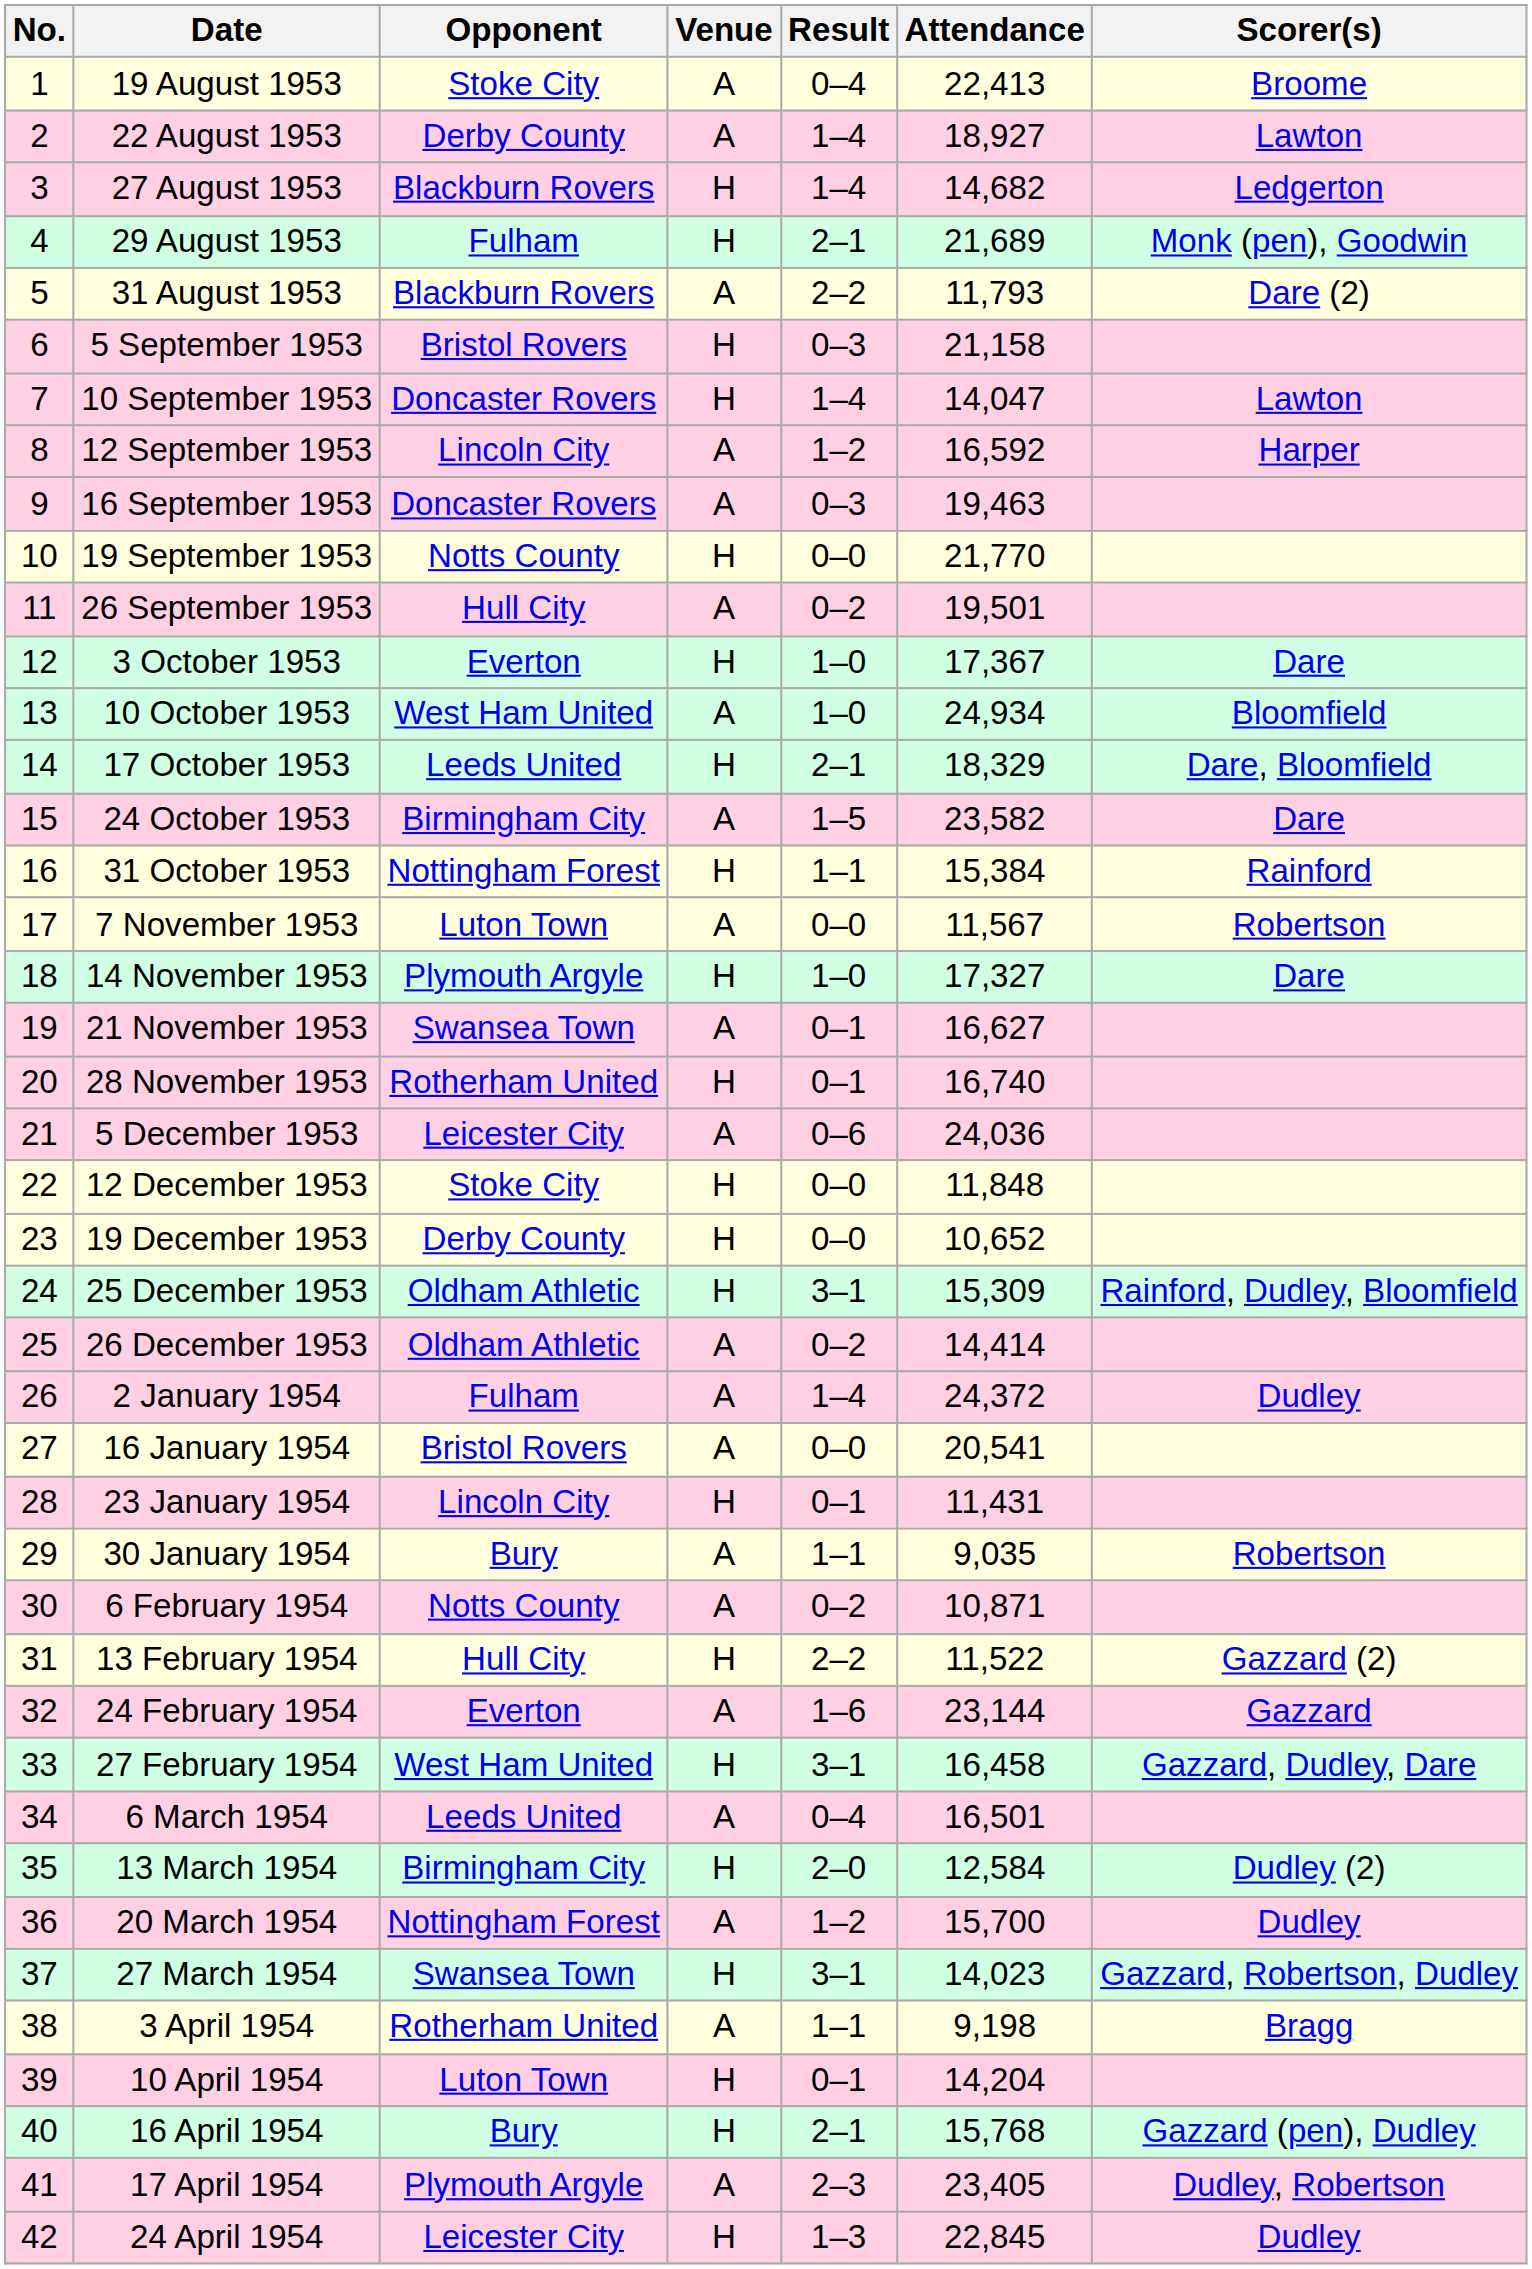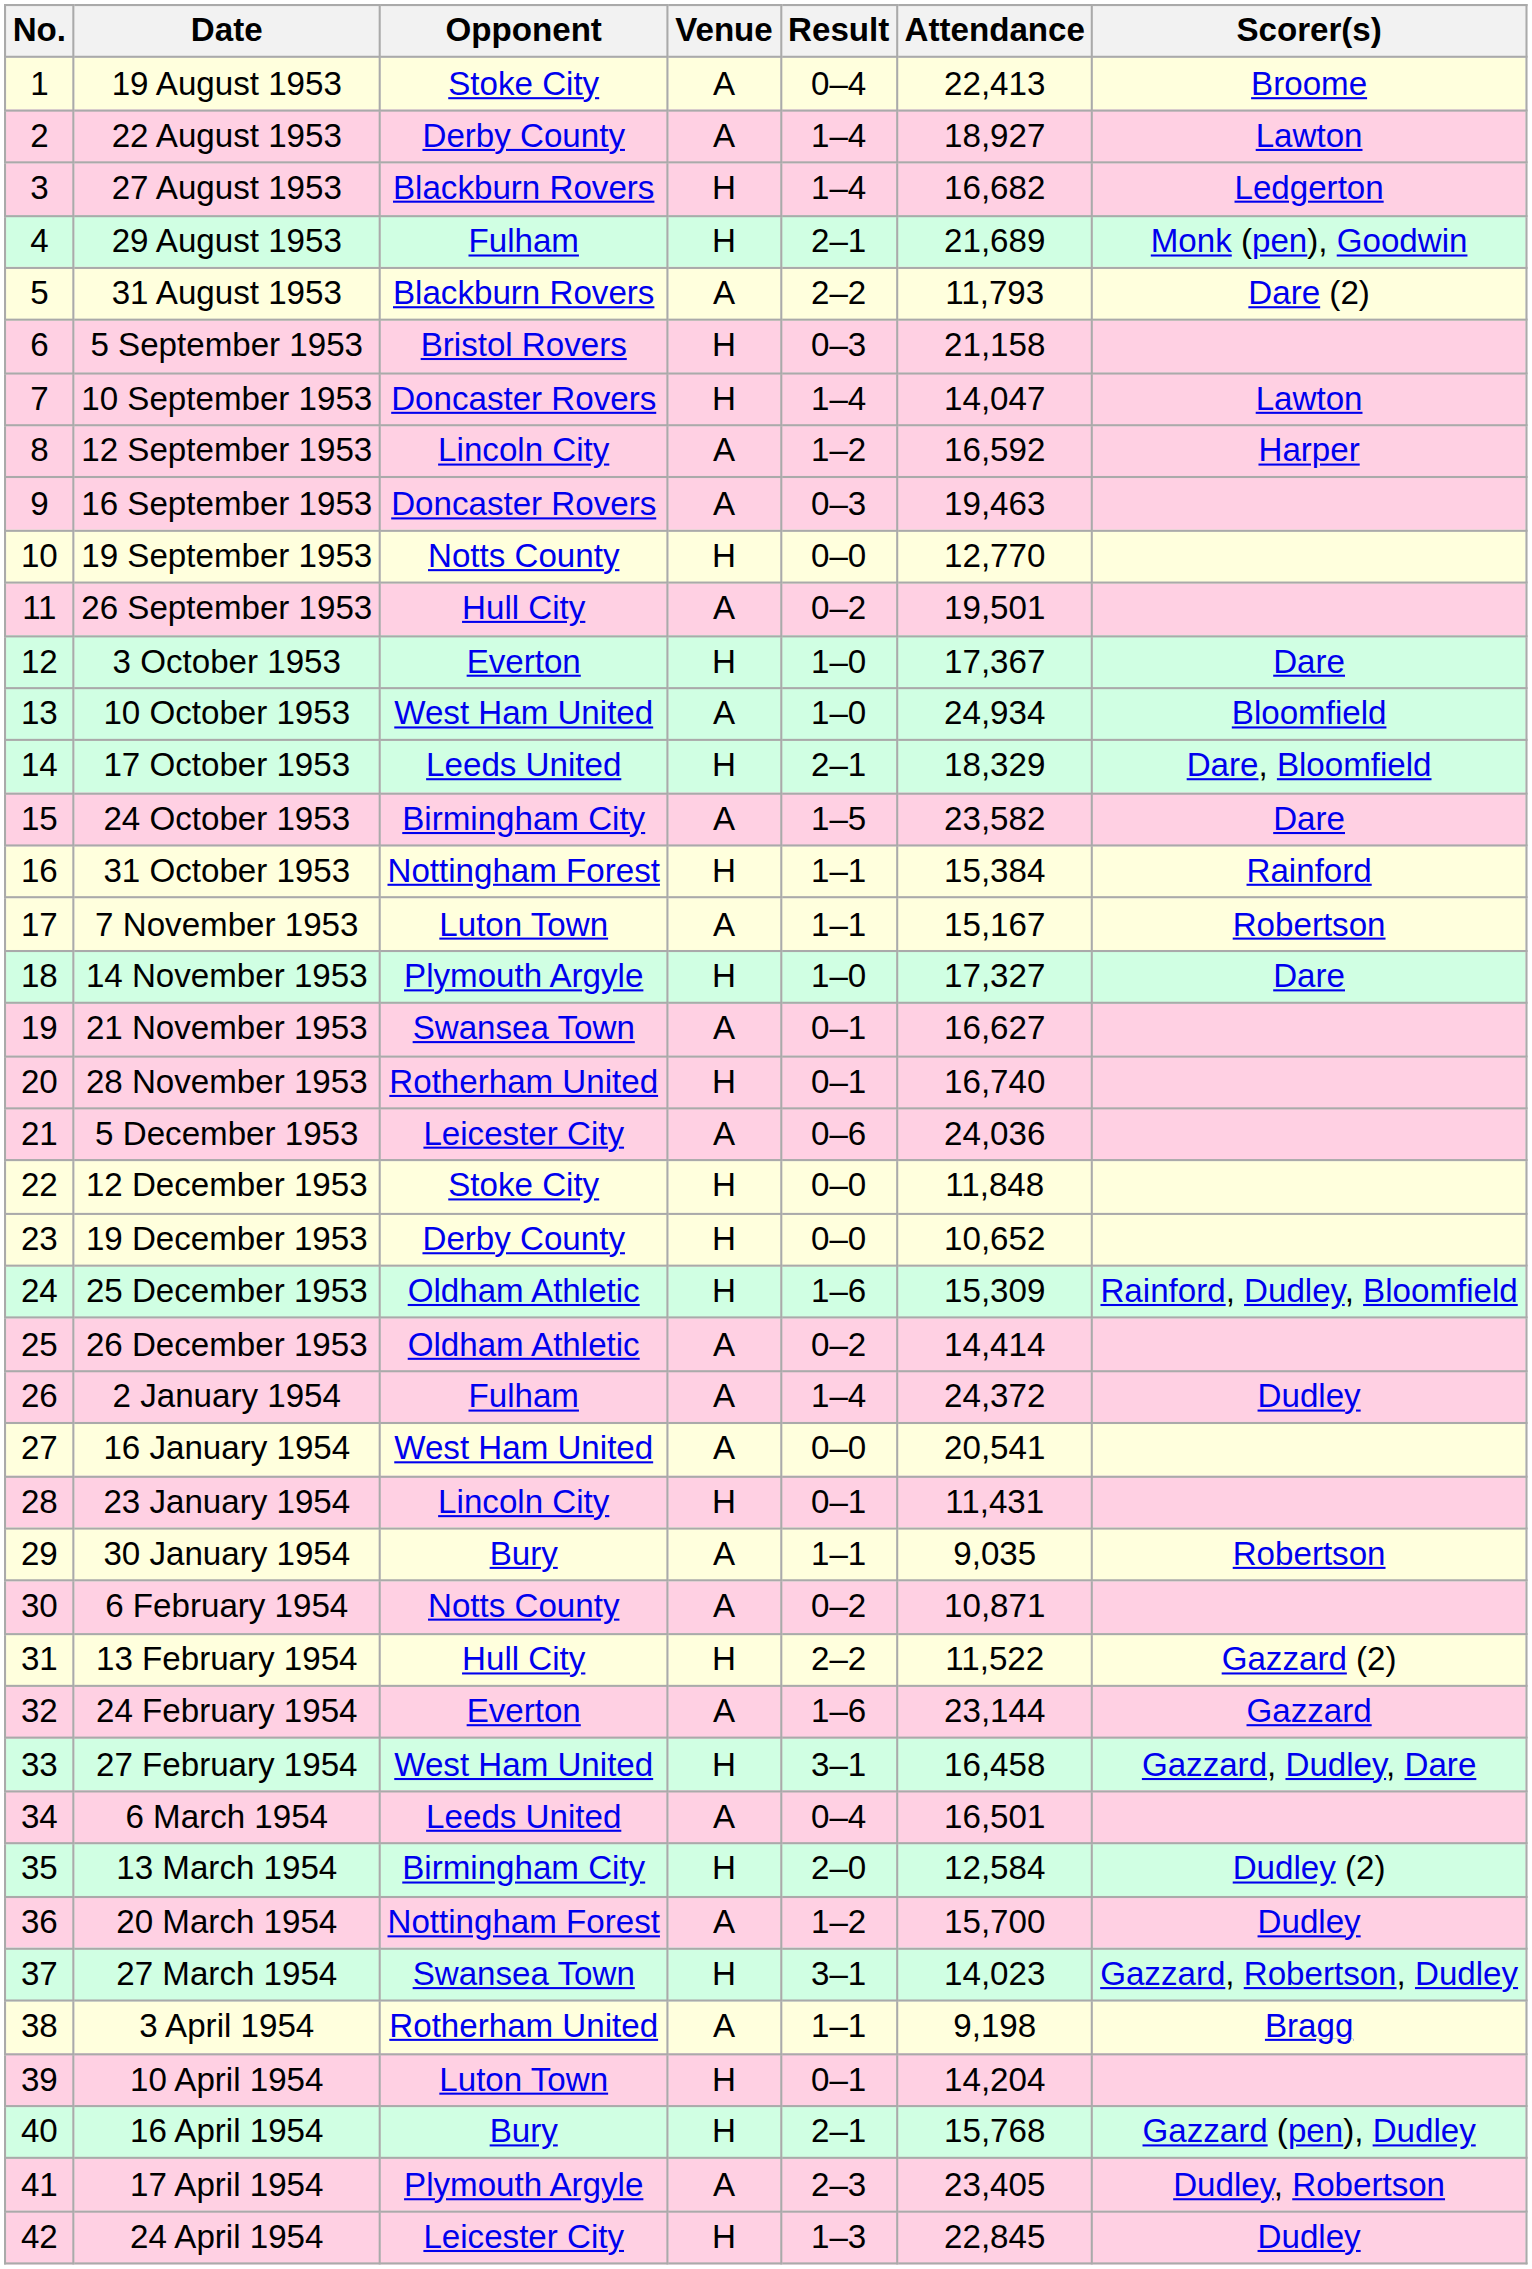(995, 188) 14,682 -> (995, 188) 16,682
(995, 556) 21,770 -> (995, 556) 12,770
(839, 923) 0–0 -> (839, 923) 1–1
(995, 923) 11,567 -> (995, 923) 15,167
(839, 1291) 3–1 -> (839, 1291) 1–6
(524, 1448) Bristol Rovers -> (524, 1448) West Ham United
